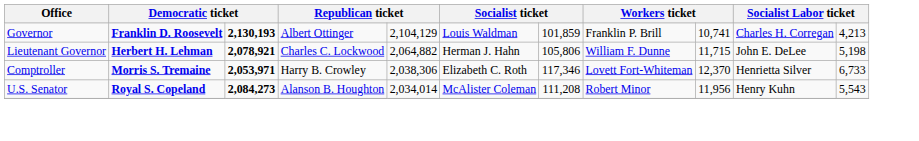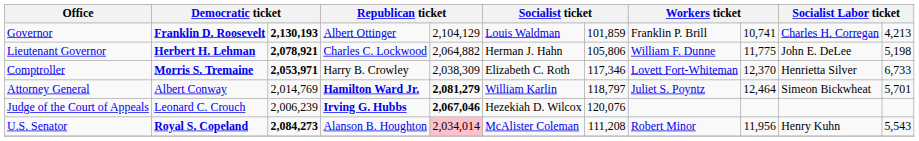(714, 51) 11,715 -> (760, 51) 11,775
(413, 70) 2,038,306 -> (456, 70) 2,038,309
+ row: (48, 88)
+ row: (78, 107)
(413, 88) no background -> (456, 126) pink background
